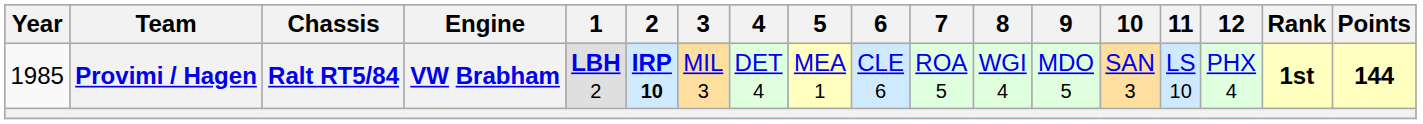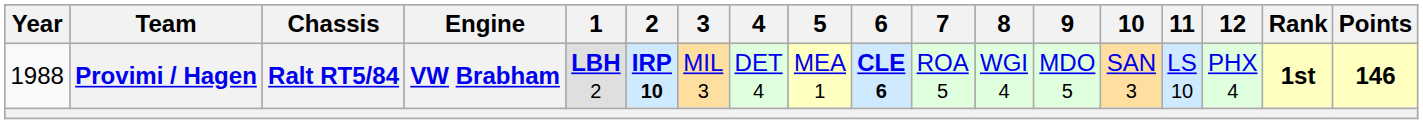(37, 76) 1985 -> (37, 76) 1988
(881, 76) normal -> (881, 76) bold
(1374, 76) 144 -> (1376, 76) 146
